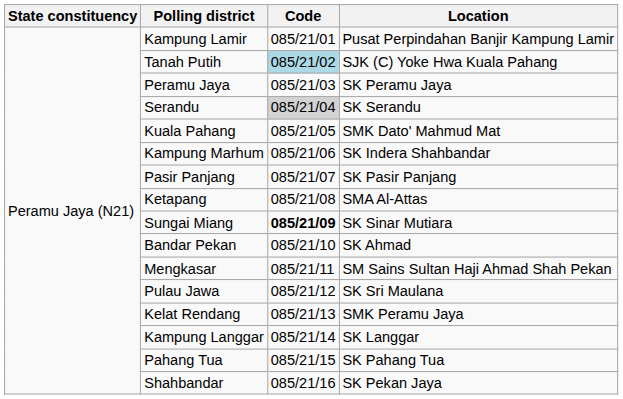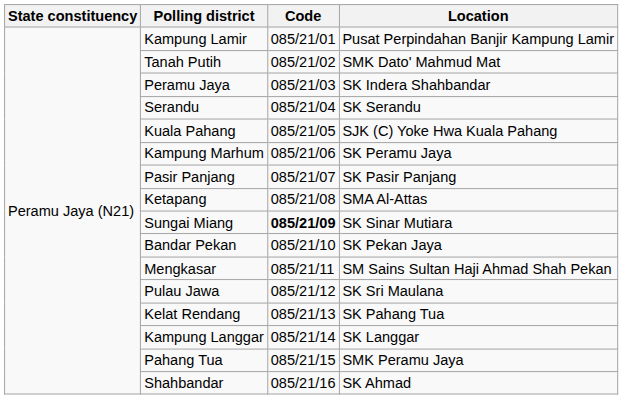(303, 61) lightblue background -> (303, 61) no background
(450, 61) SJK (C) Yoke Hwa Kuala Pahang -> (421, 61) SMK Dato' Mahmud Mat
(397, 84) SK Peramu Jaya -> (416, 84) SK Indera Shahbandar
(303, 107) lightgrey background -> (303, 107) no background
(421, 130) SMK Dato' Mahmud Mat -> (450, 130) SJK (C) Yoke Hwa Kuala Pahang
(416, 153) SK Indera Shahbandar -> (397, 153) SK Peramu Jaya
(377, 245) SK Ahmad -> (392, 245) SK Pekan Jaya
(403, 314) SMK Peramu Jaya -> (393, 314) SK Pahang Tua
(393, 360) SK Pahang Tua -> (403, 360) SMK Peramu Jaya
(392, 383) SK Pekan Jaya -> (377, 383) SK Ahmad
